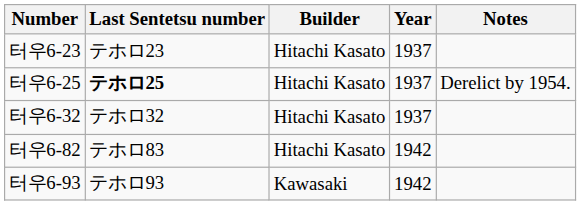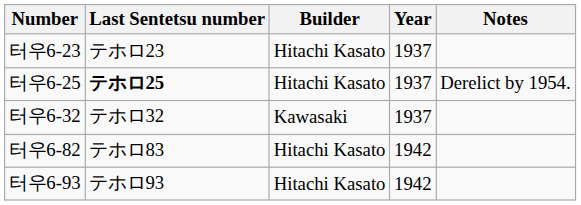(330, 117) Hitachi Kasato -> (311, 117) Kawasaki
(311, 183) Kawasaki -> (330, 183) Hitachi Kasato
